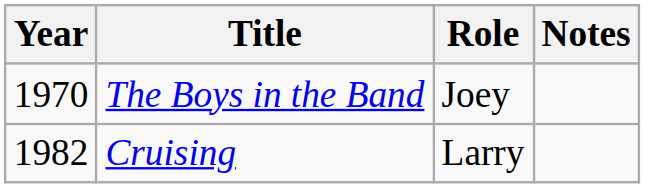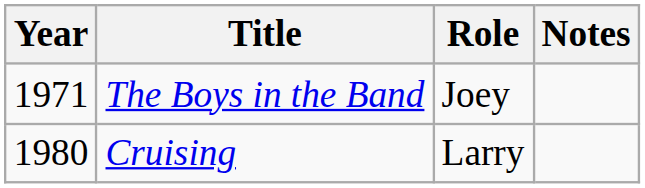(51, 93) 1970 -> (51, 93) 1971
(51, 152) 1982 -> (51, 152) 1980
